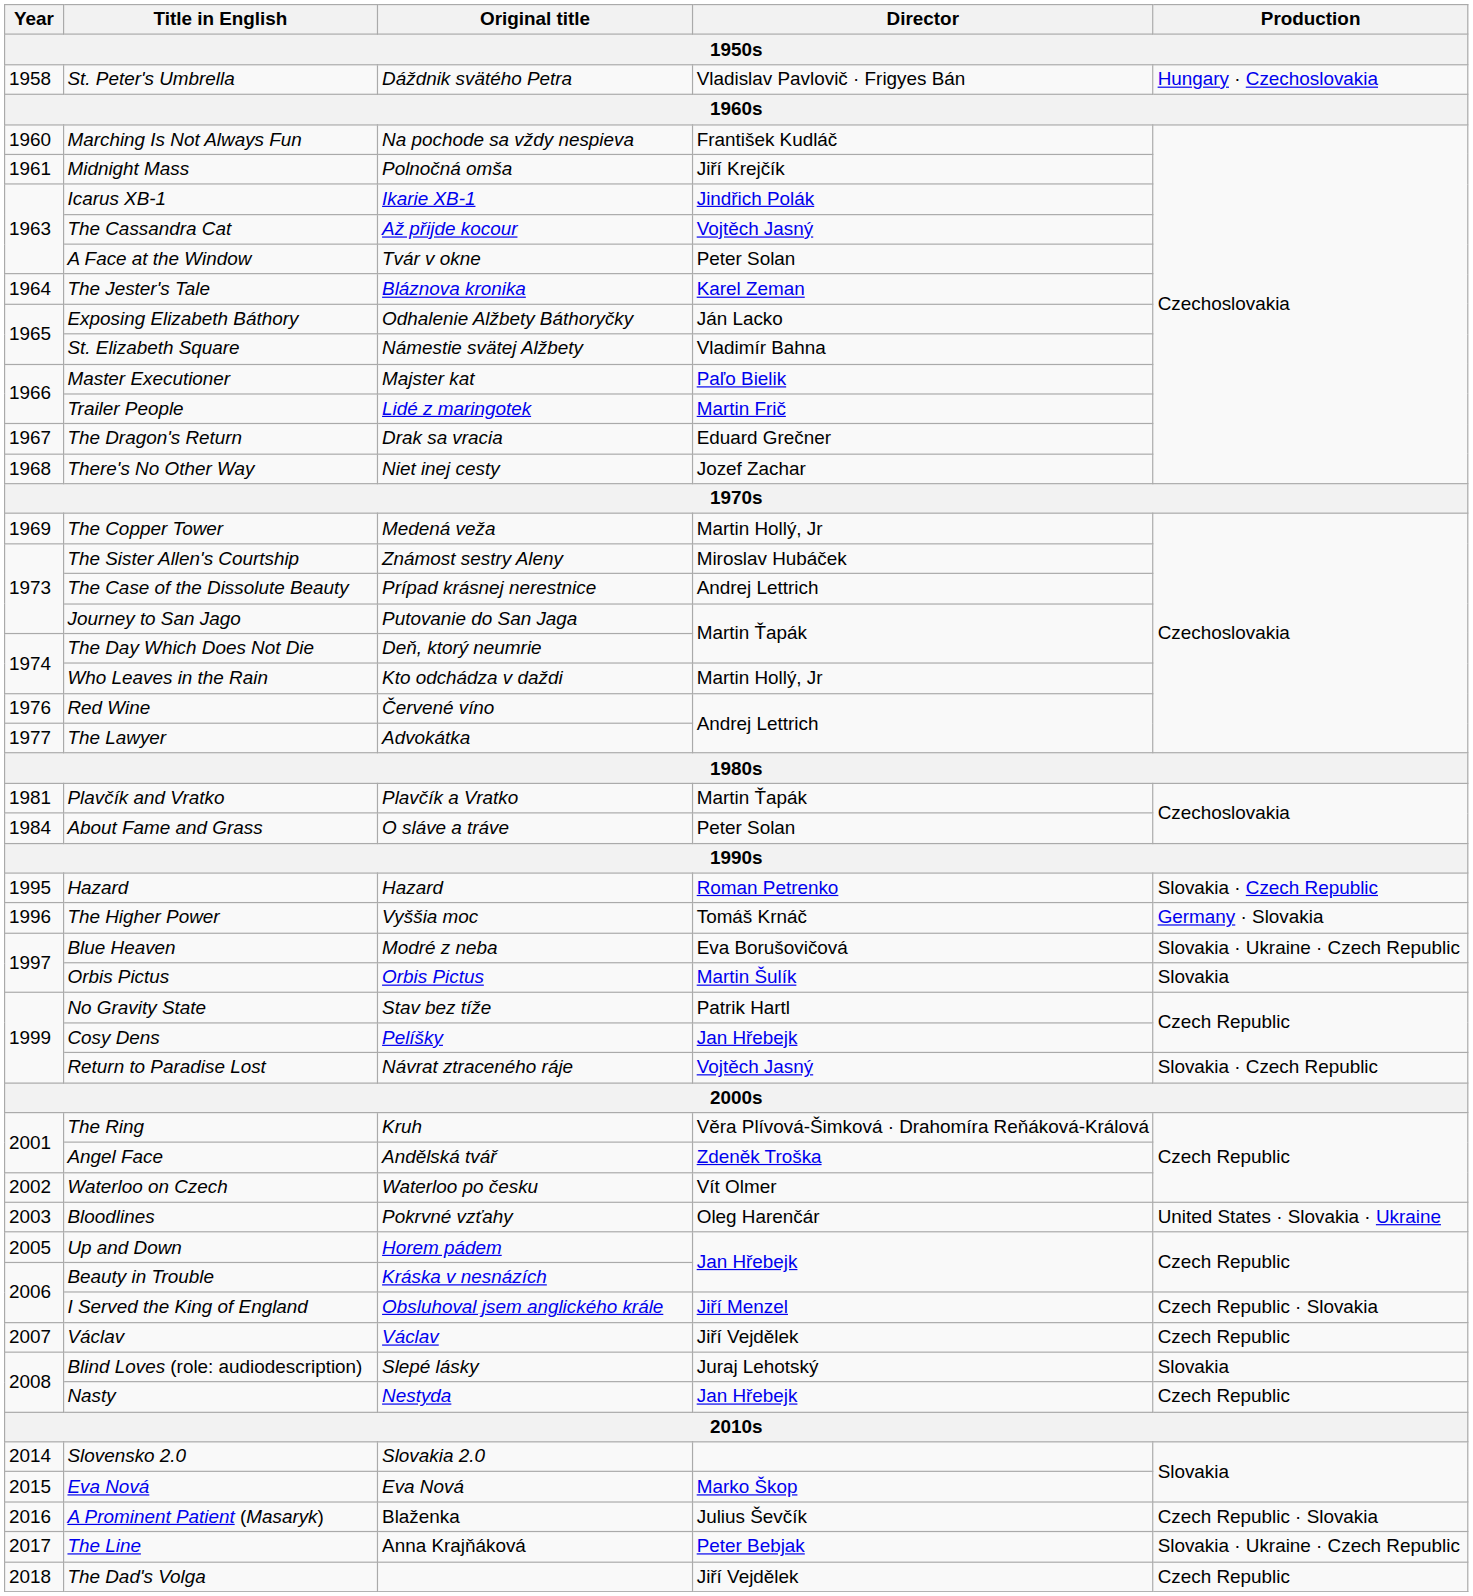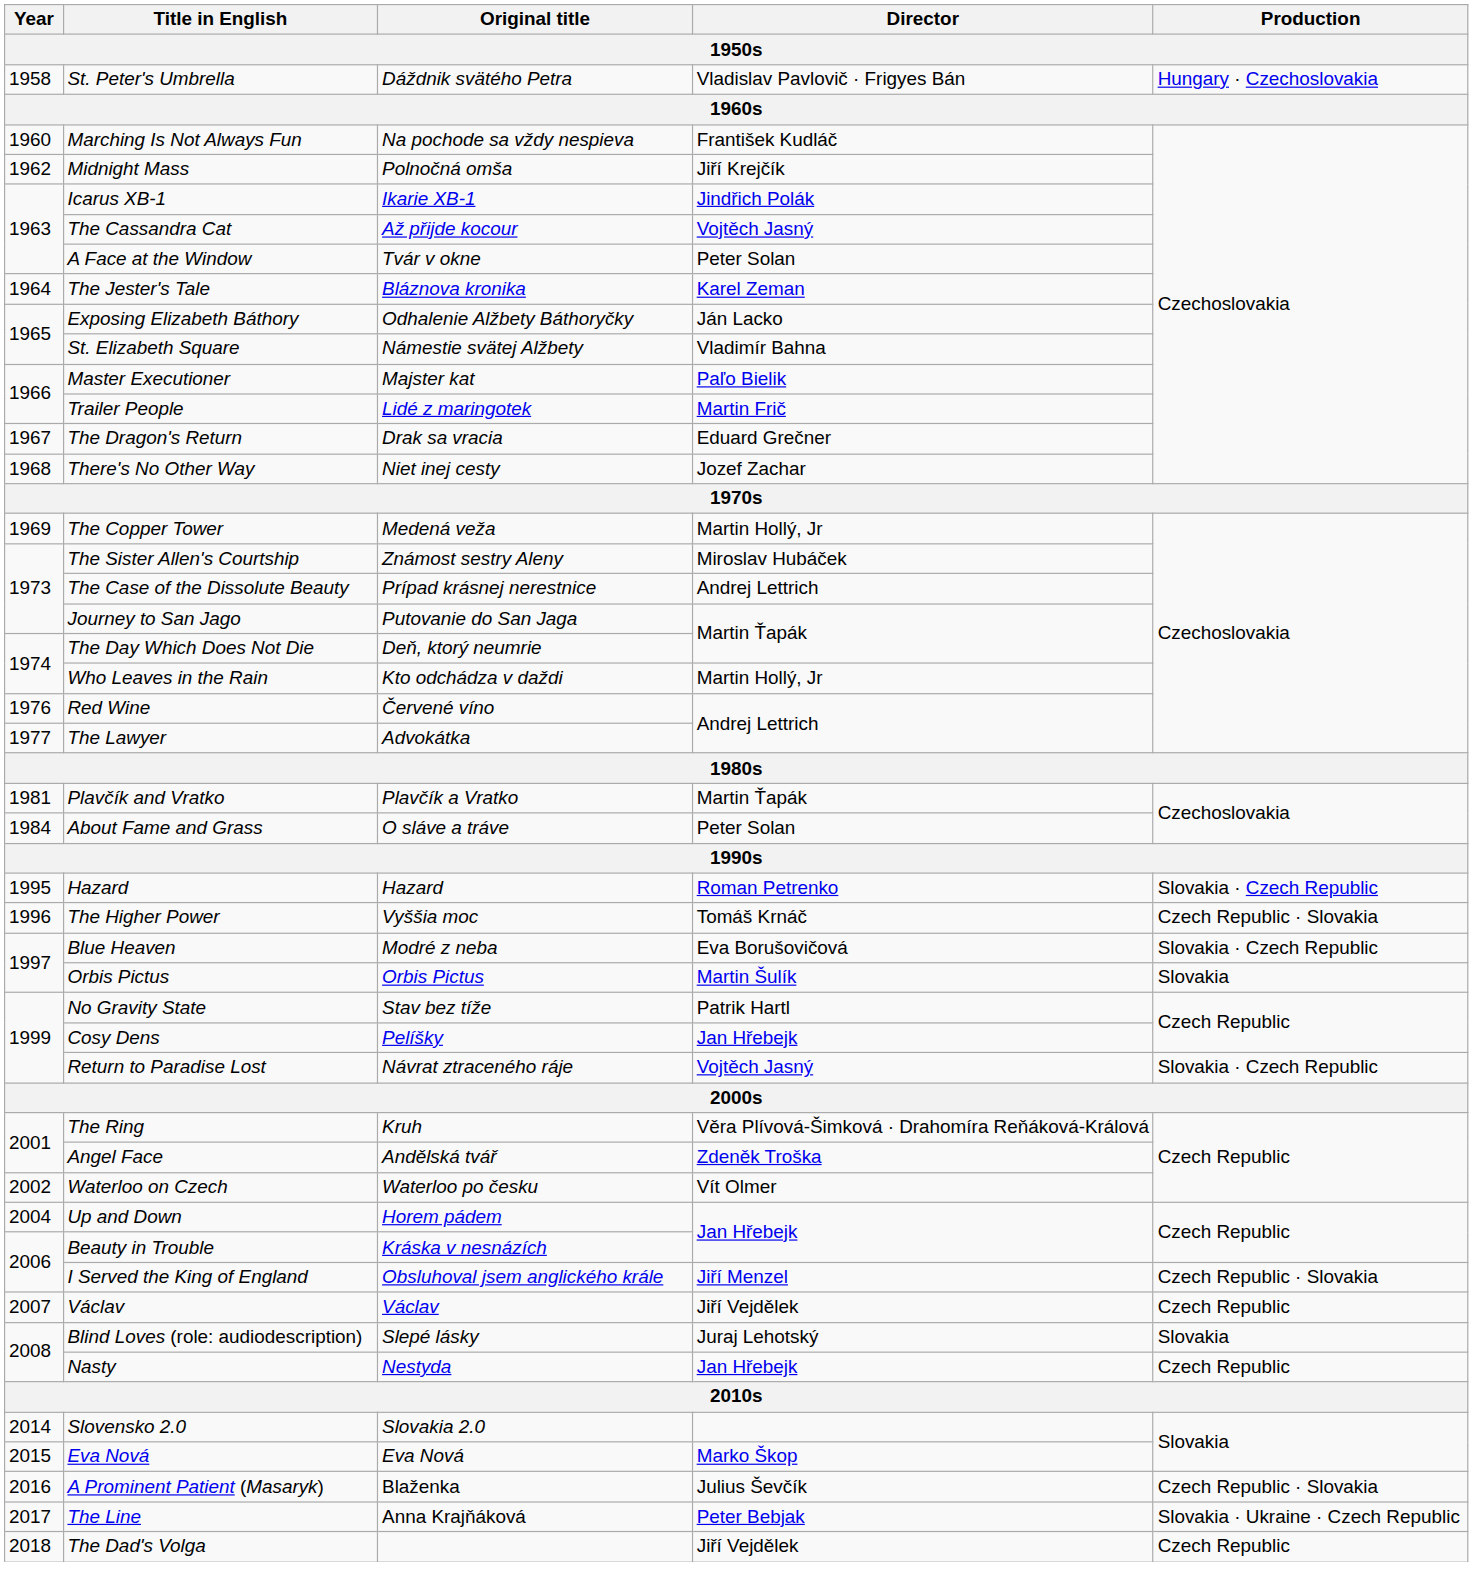(30, 169) 1961 -> (30, 169) 1962
(1241, 917) Germany · Slovakia -> (1268, 917) Czech Republic · Slovakia
(1309, 947) Slovakia · Ukraine · Czech Republic -> (1268, 947) Slovakia · Czech Republic
- row: (111, 1217)
(30, 1247) 2005 -> (30, 1217) 2004
